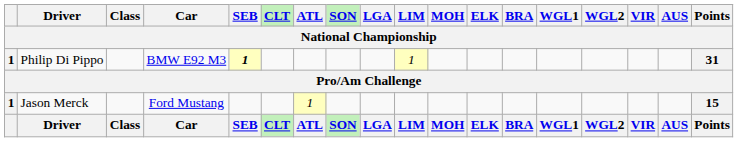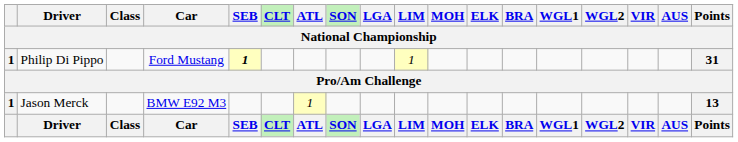(186, 59) BMW E92 M3 -> (186, 59) Ford Mustang
(186, 103) Ford Mustang -> (186, 103) BMW E92 M3
(712, 103) 15 -> (712, 103) 13
